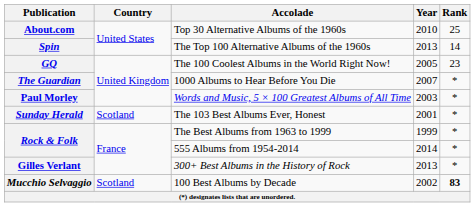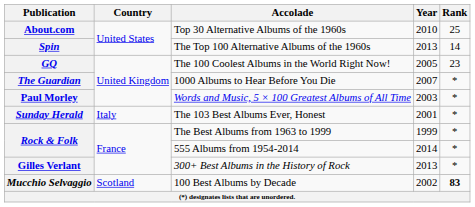(115, 115) Scotland -> (106, 115) Italy
